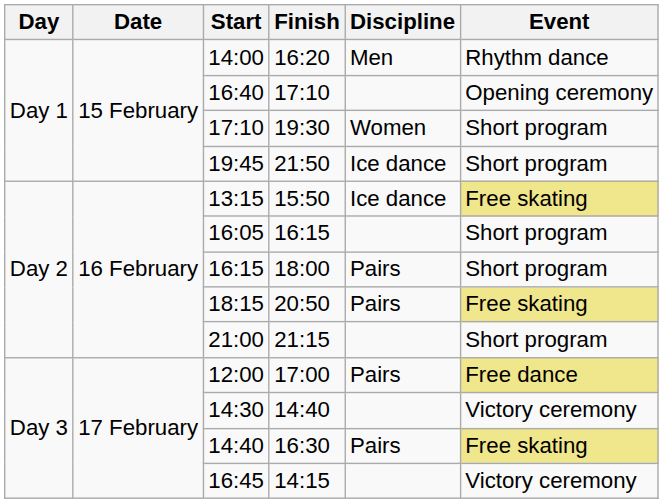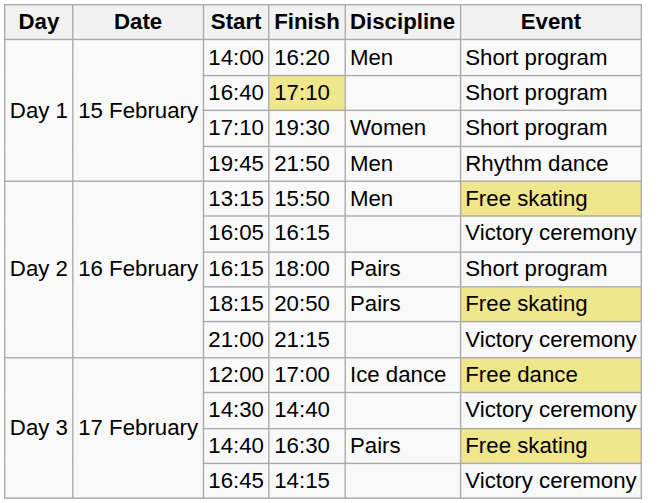(537, 57) Rhythm dance -> (536, 57) Short program
(302, 92) no background -> (302, 92) khaki background
(559, 92) Opening ceremony -> (536, 92) Short program
(398, 163) Ice dance -> (372, 163) Men
(536, 163) Short program -> (537, 163) Rhythm dance
(398, 198) Ice dance -> (372, 198) Men
(536, 233) Short program -> (551, 233) Victory ceremony
(536, 339) Short program -> (551, 339) Victory ceremony
(375, 374) Pairs -> (398, 374) Ice dance
